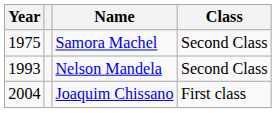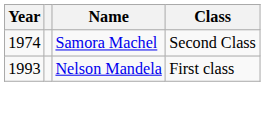(24, 42) 1975 -> (24, 42) 1974
(224, 68) Second Class -> (202, 68) First class
- row: (114, 94)
